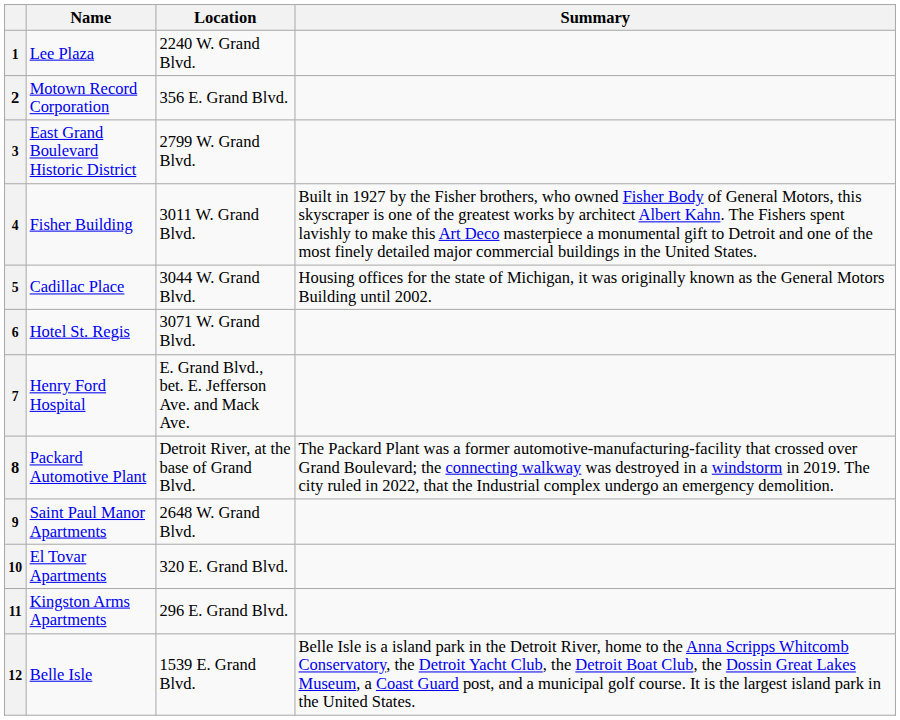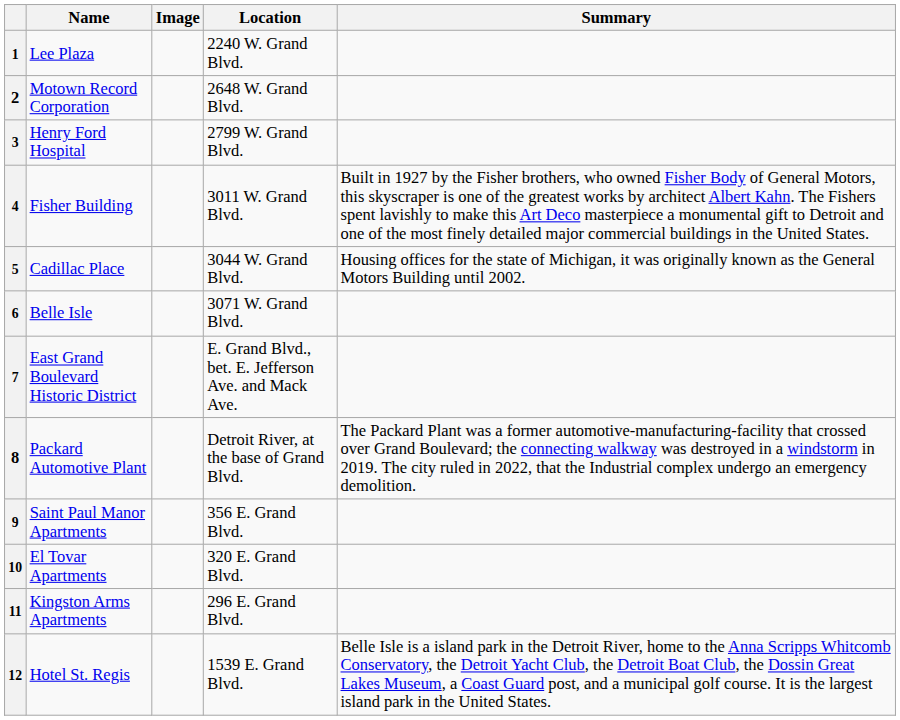+ column: (178, 17)
(224, 97) 356 E. Grand Blvd. -> (257, 97) 2648 W. Grand Blvd.
(83, 151) East Grand Boulevard Historic District -> (68, 142) Henry Ford Hospital
(80, 331) Hotel St. Regis -> (61, 313) Belle Isle
(68, 395) Henry Ford Hospital -> (83, 376) East Grand Boulevard Historic District
(210, 521) 2648 W. Grand Blvd. -> (251, 521) 356 E. Grand Blvd.
(61, 674) Belle Isle -> (80, 674) Hotel St. Regis
